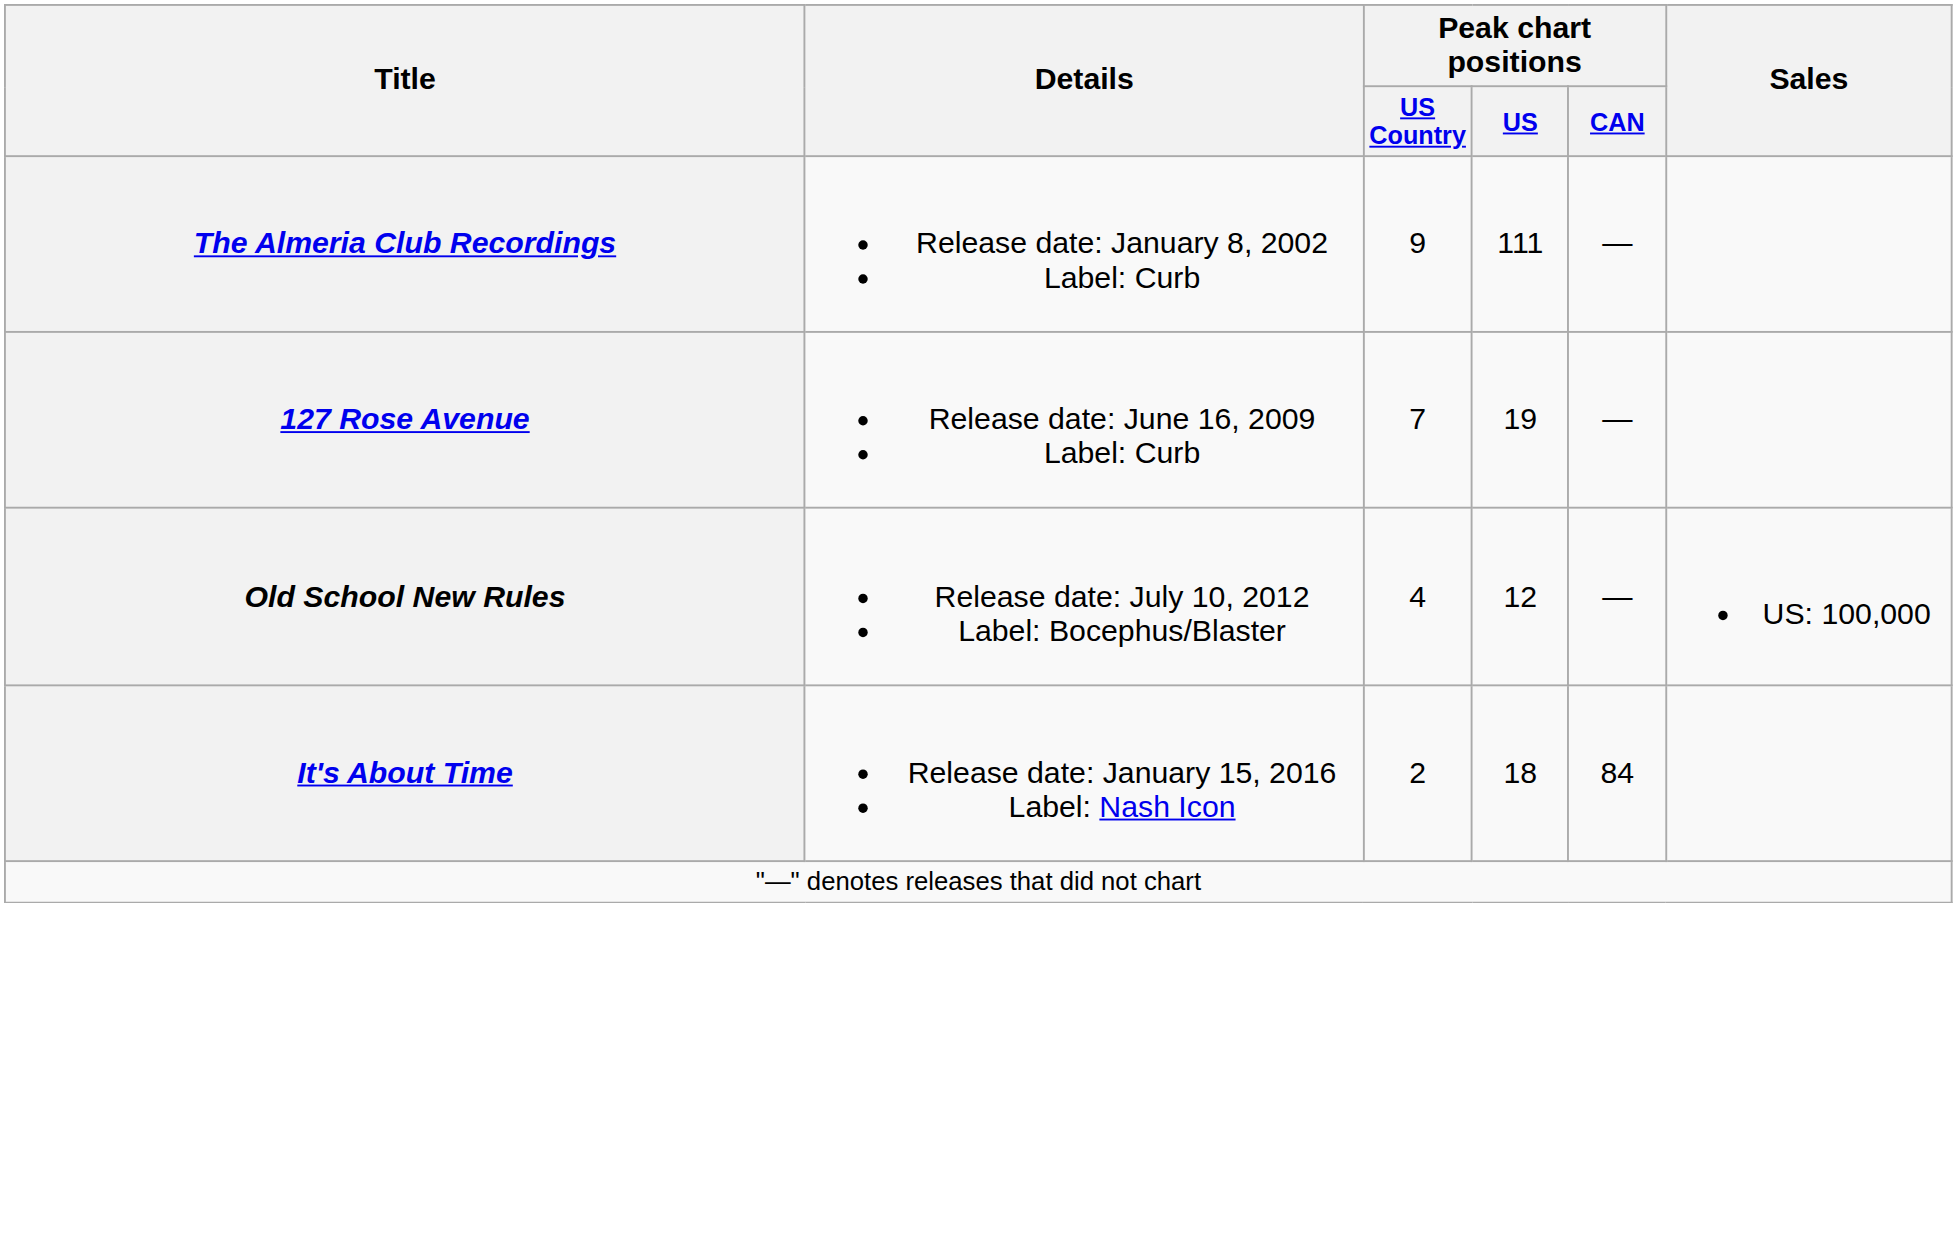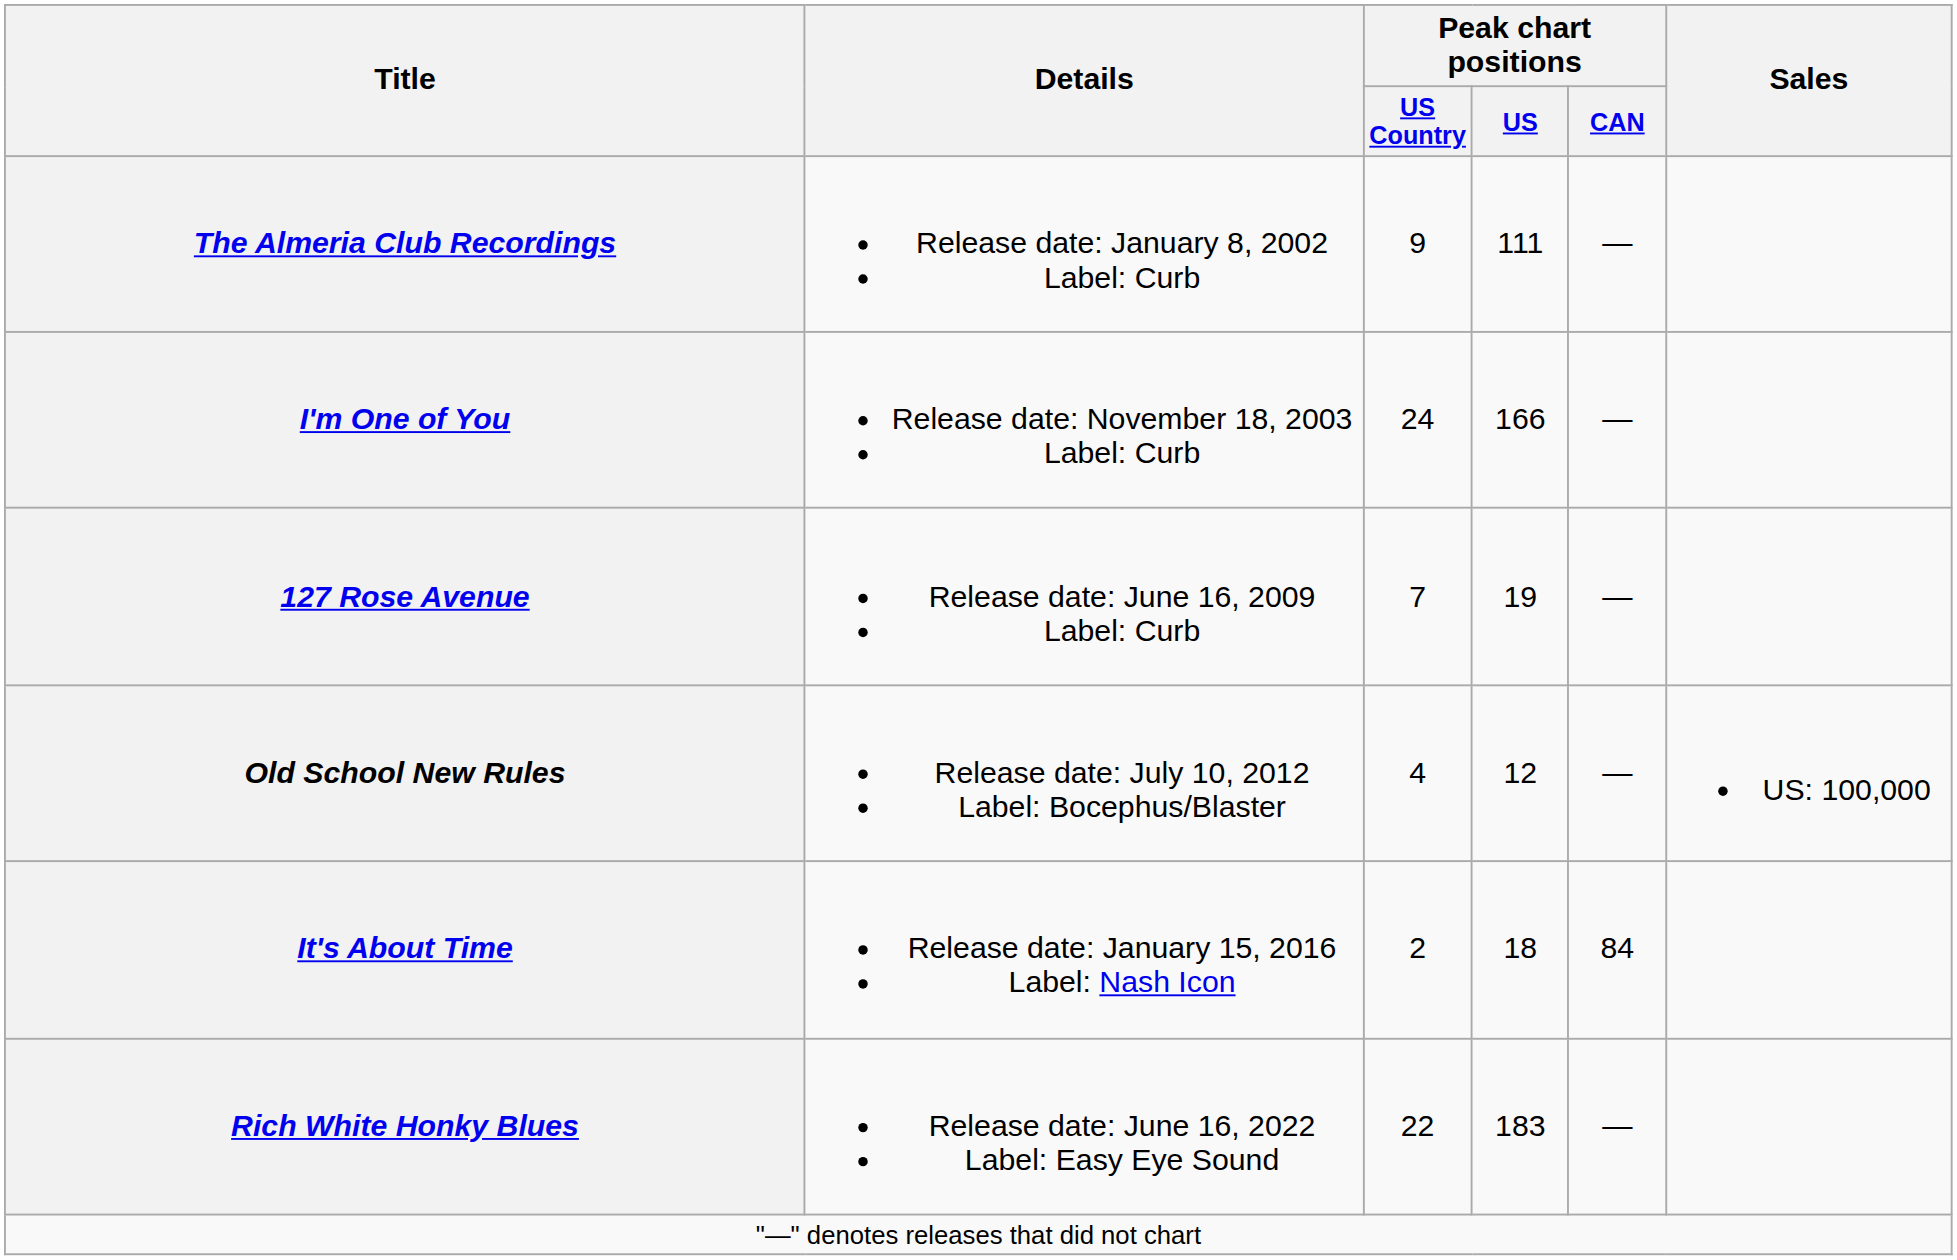+ row: (405, 419)
+ row: (405, 1125)
